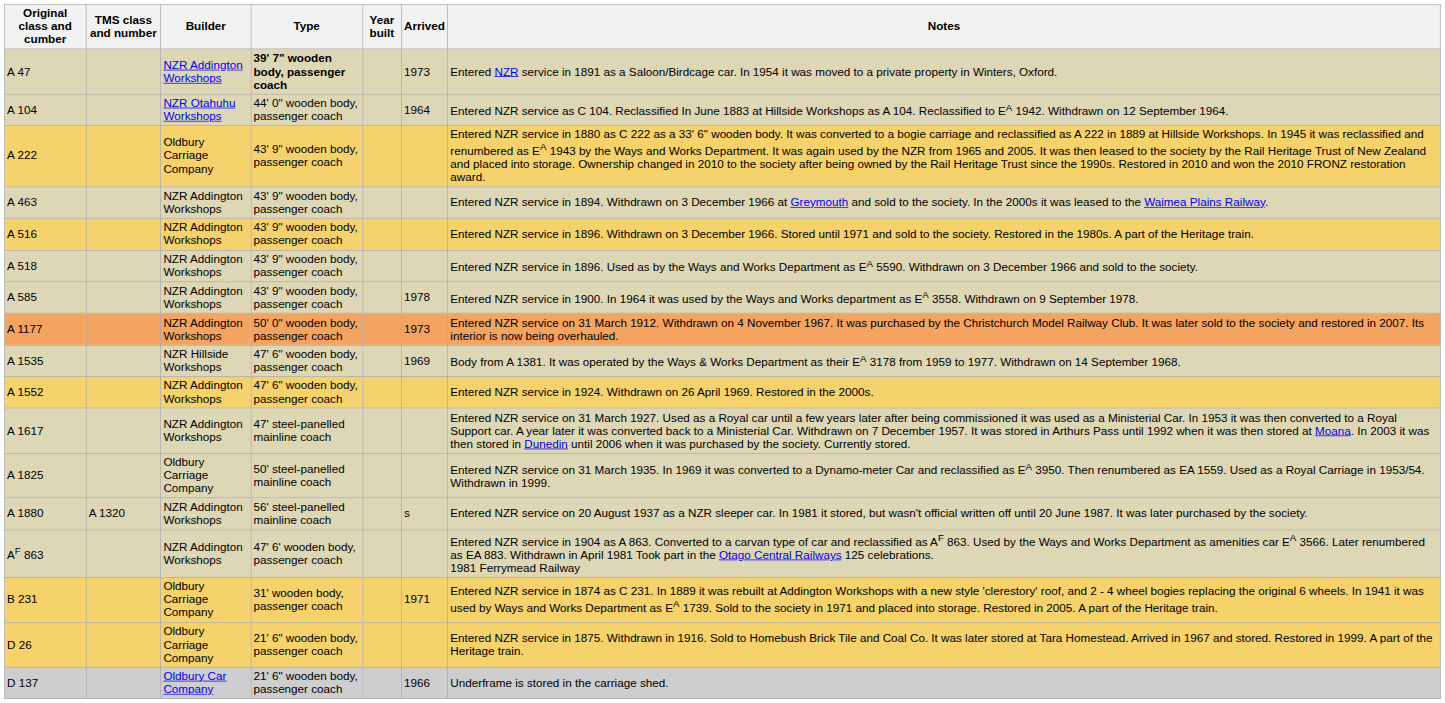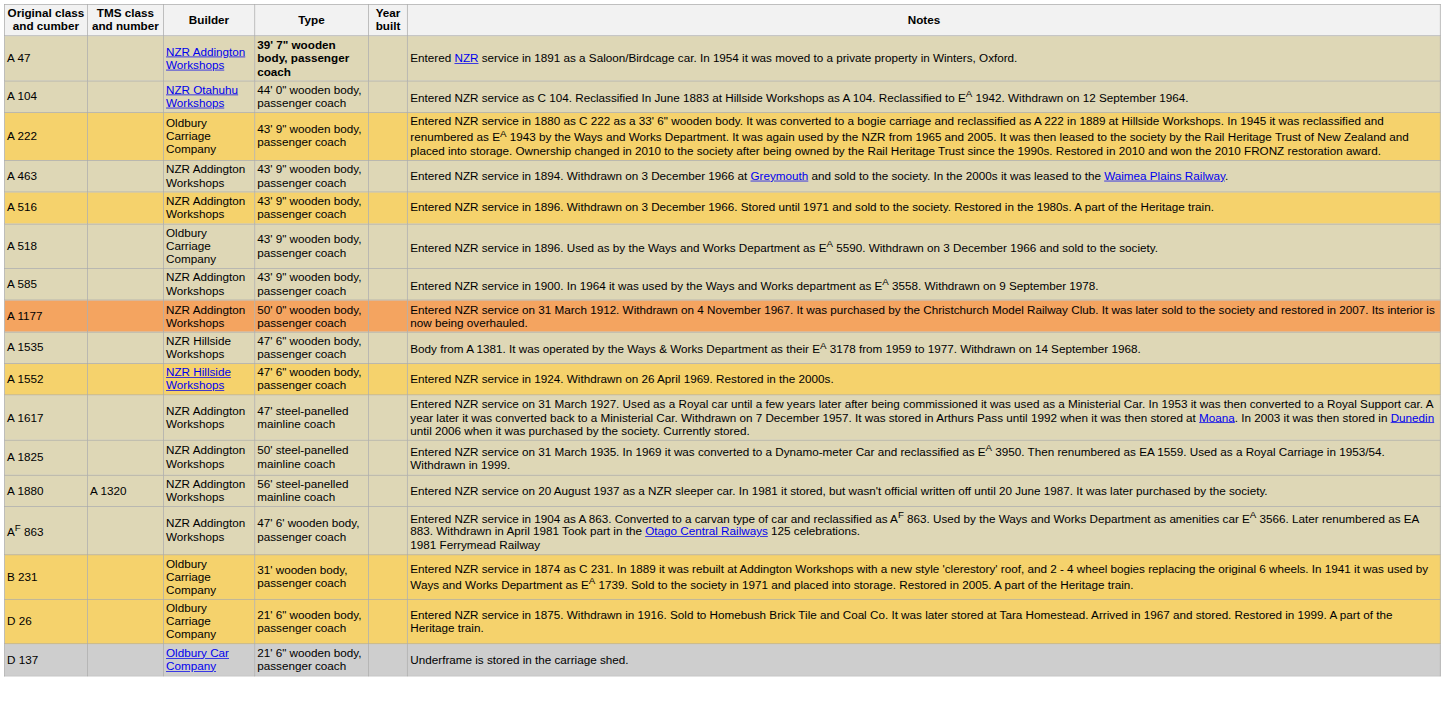- column: (424, 26)
(203, 266) NZR Addington Workshops -> (191, 246) Oldbury Carriage Company
(203, 392) NZR Addington Workshops -> (198, 379) NZR Hillside Workshops
(188, 475) Oldbury Carriage Company -> (206, 457) NZR Addington Workshops
